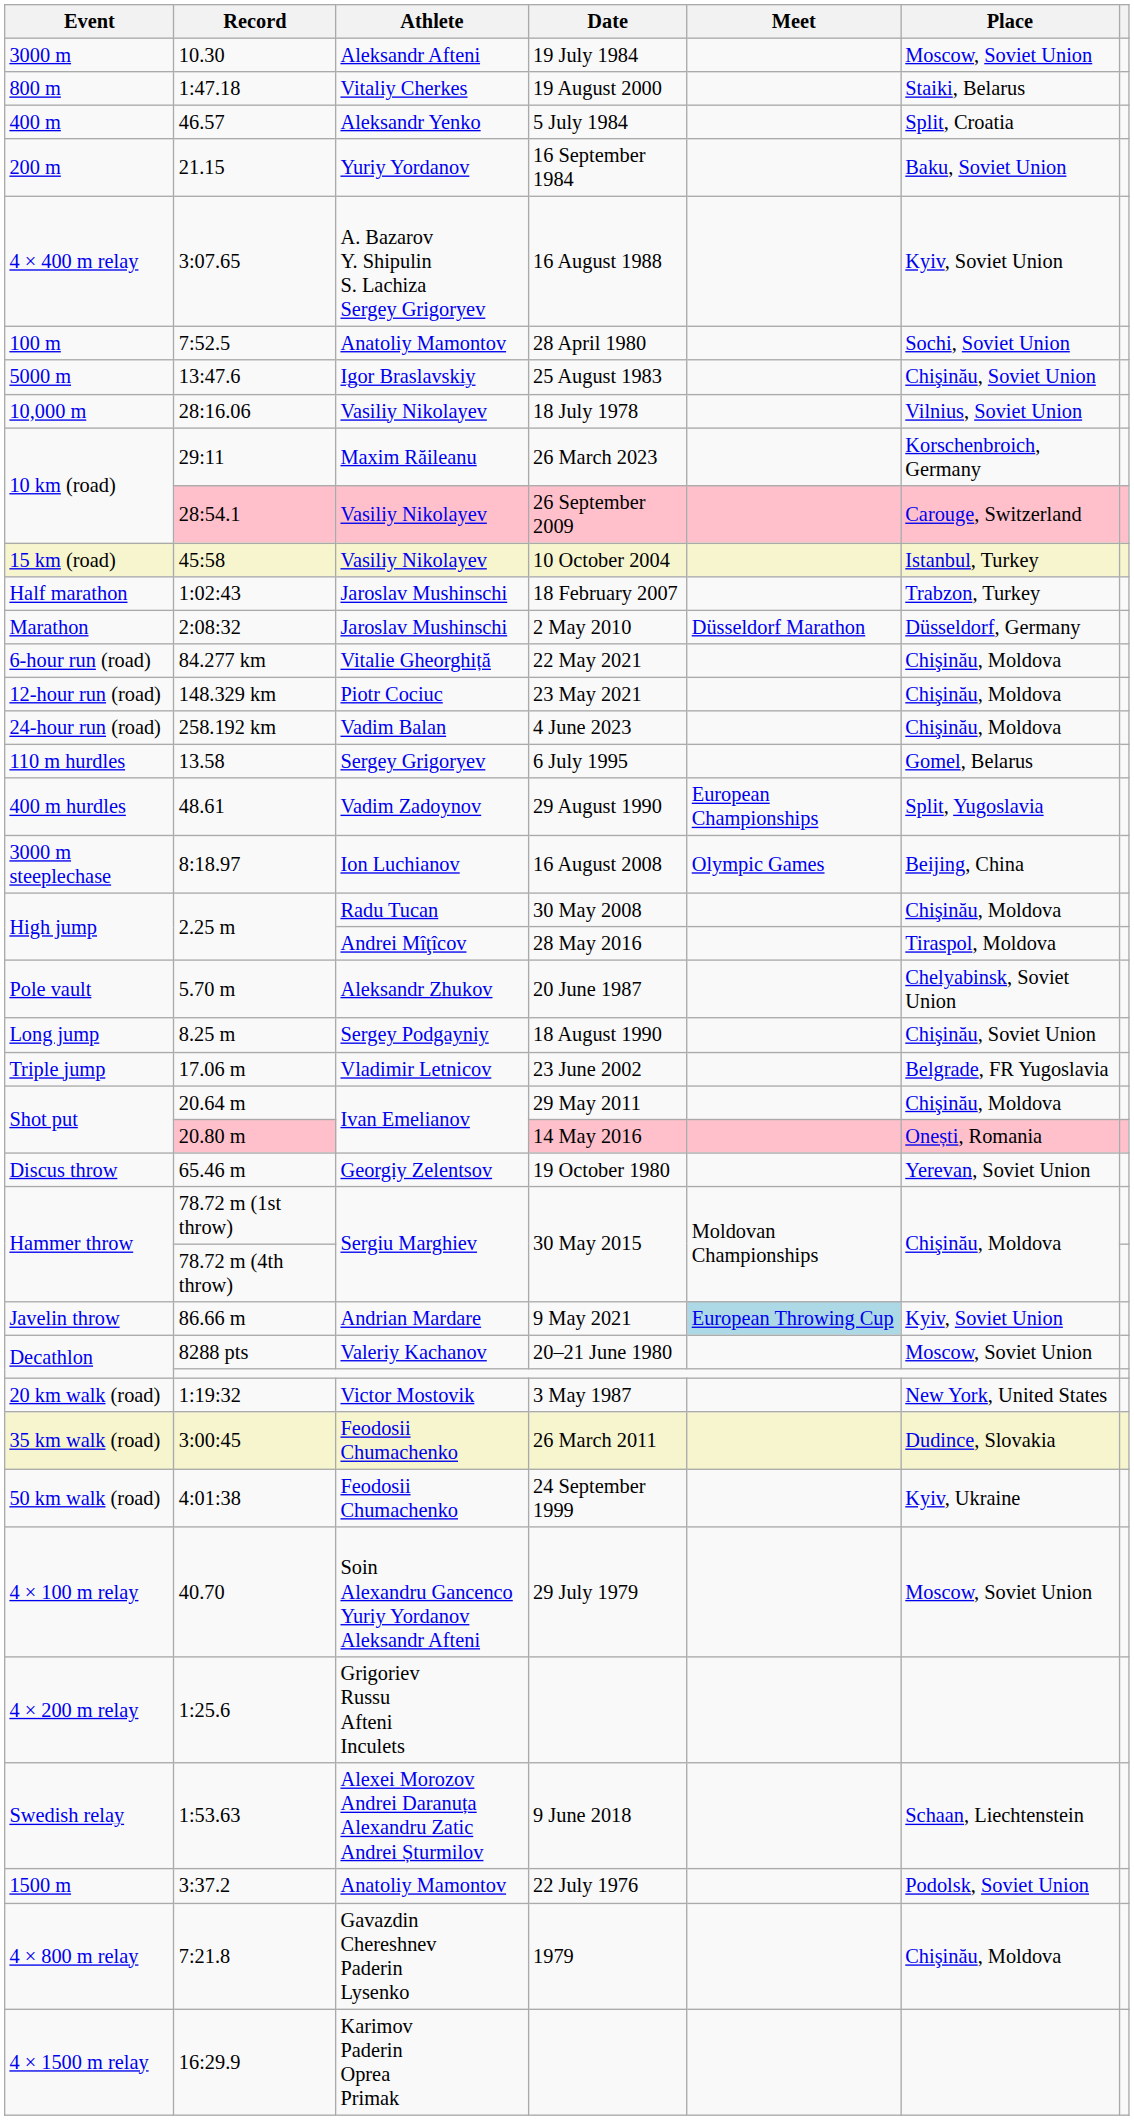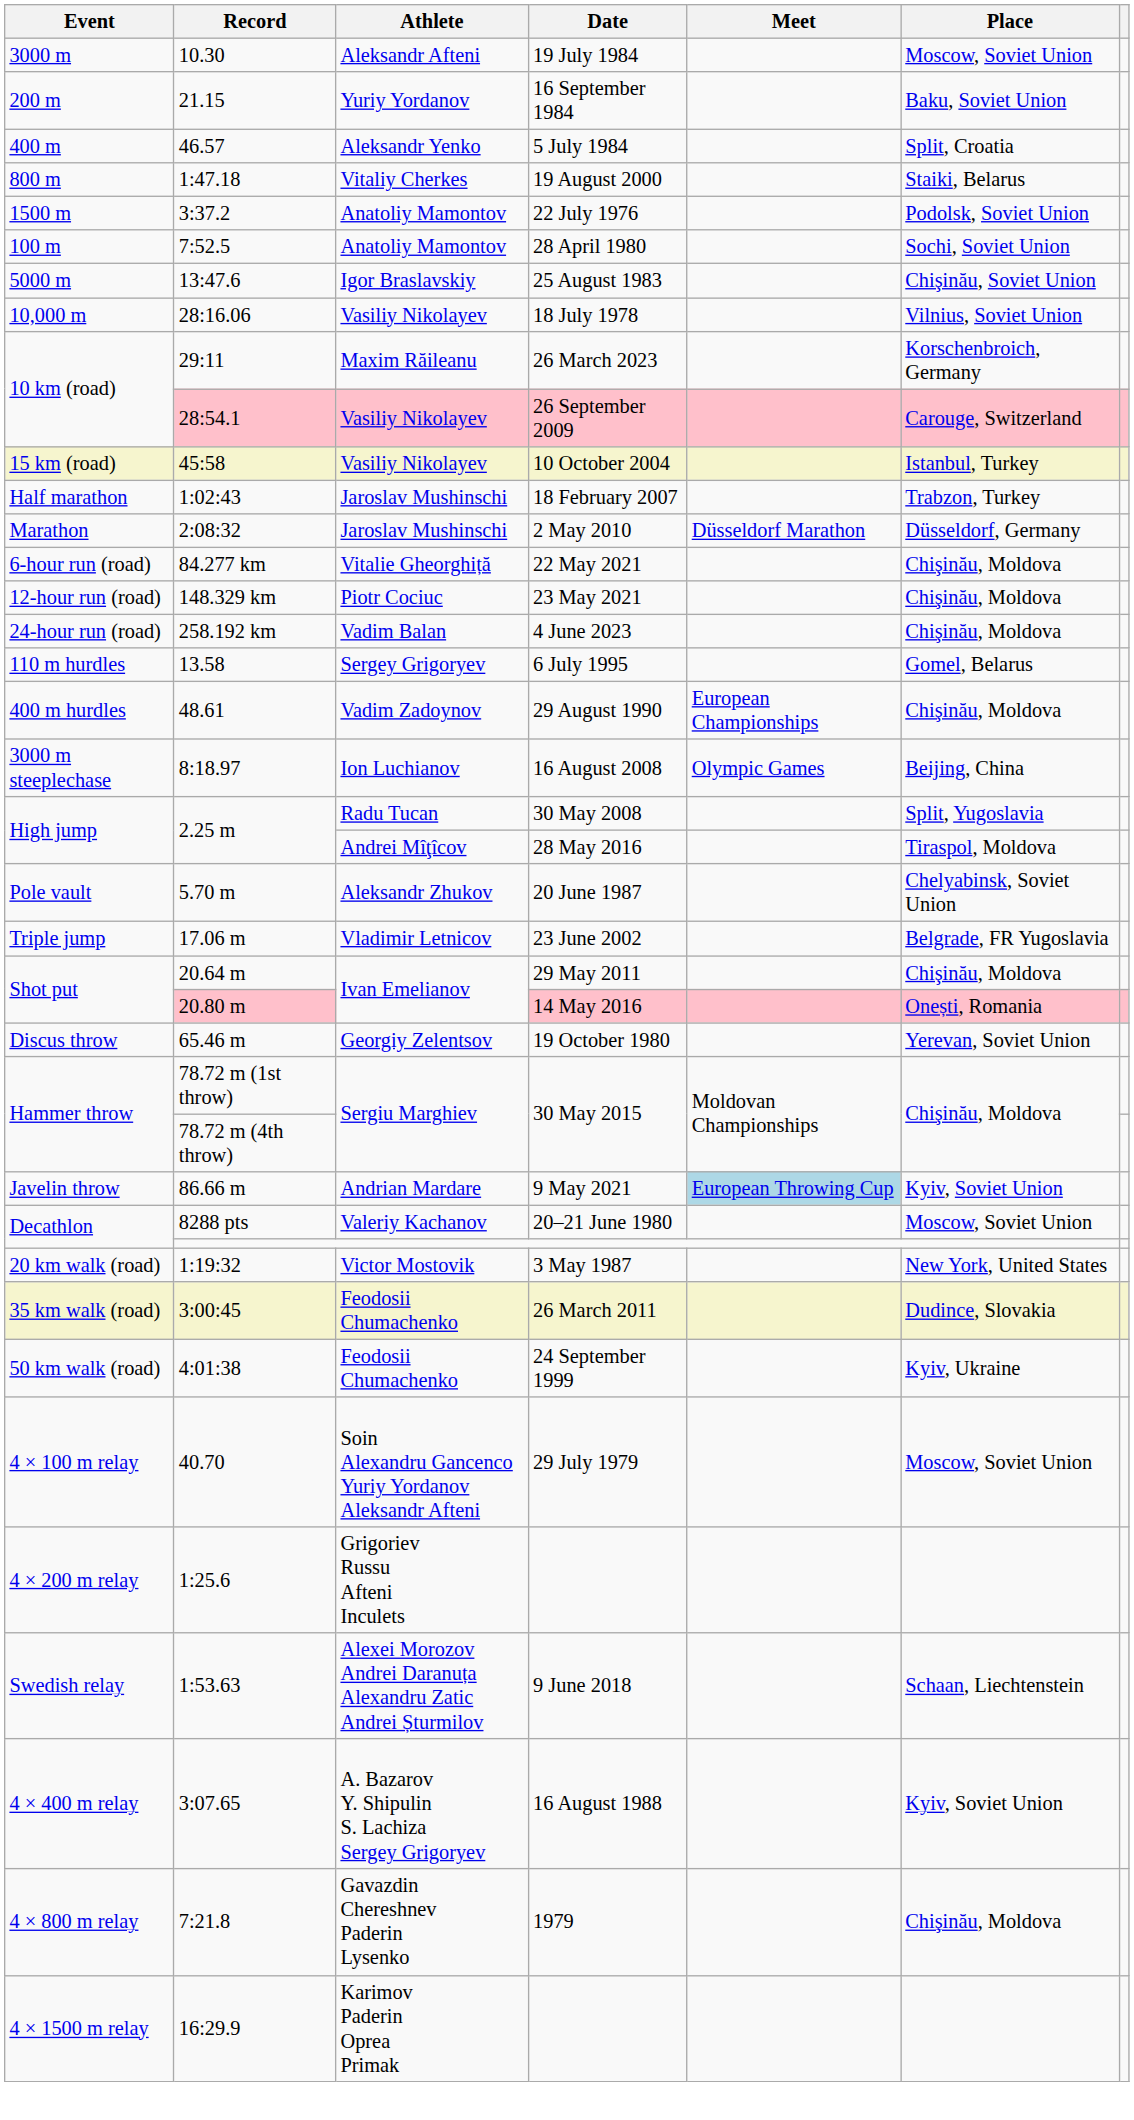rows swapped: (202, 167) <-> (210, 88)
rows swapped: (205, 1886) <-> (210, 261)
(974, 806) Split, Yugoslavia -> (983, 710) Chişinău, Moldova
(983, 910) Chişinău, Moldova -> (974, 813) Split, Yugoslavia
- row: (207, 1035)
